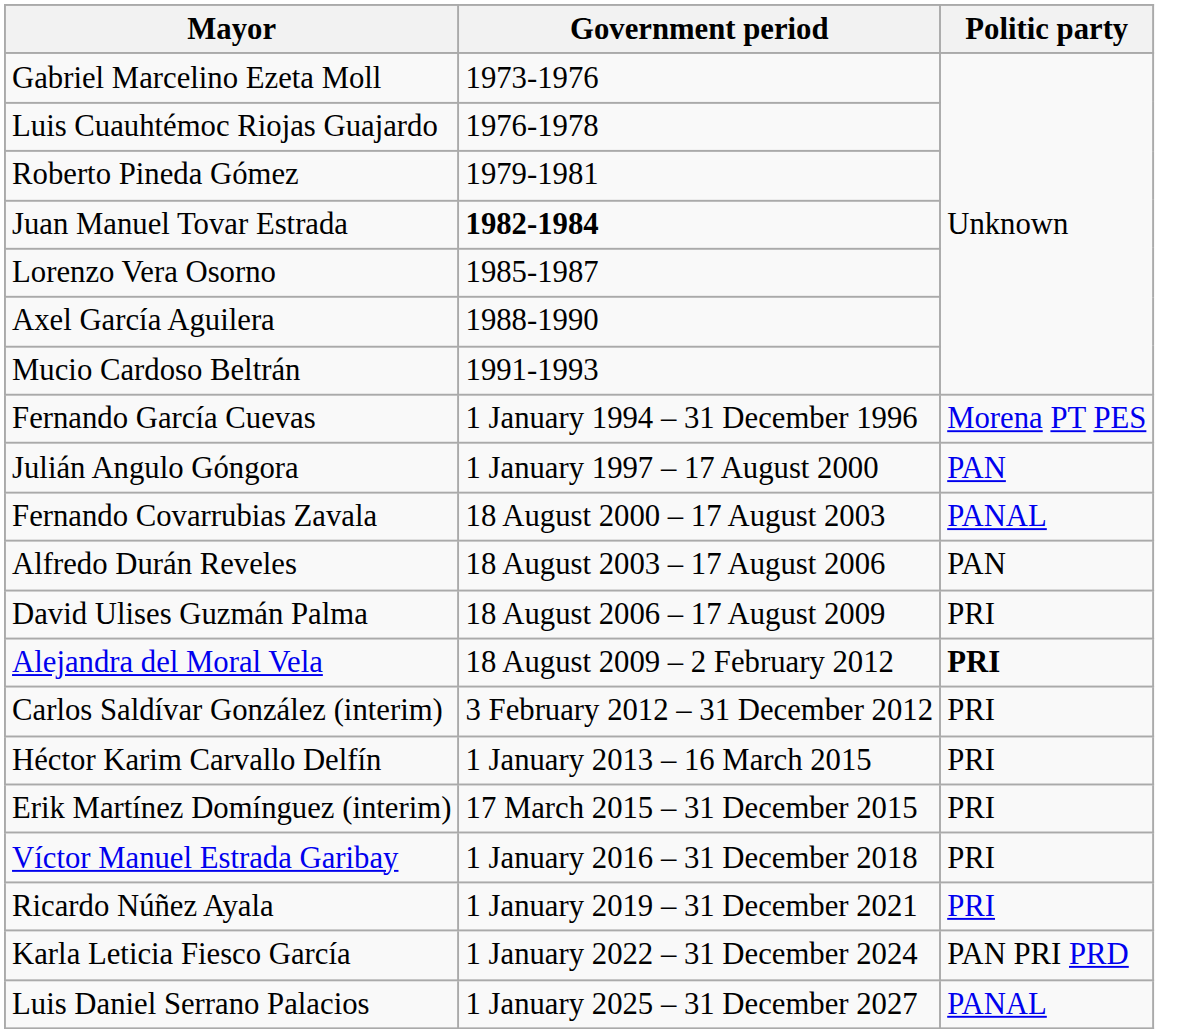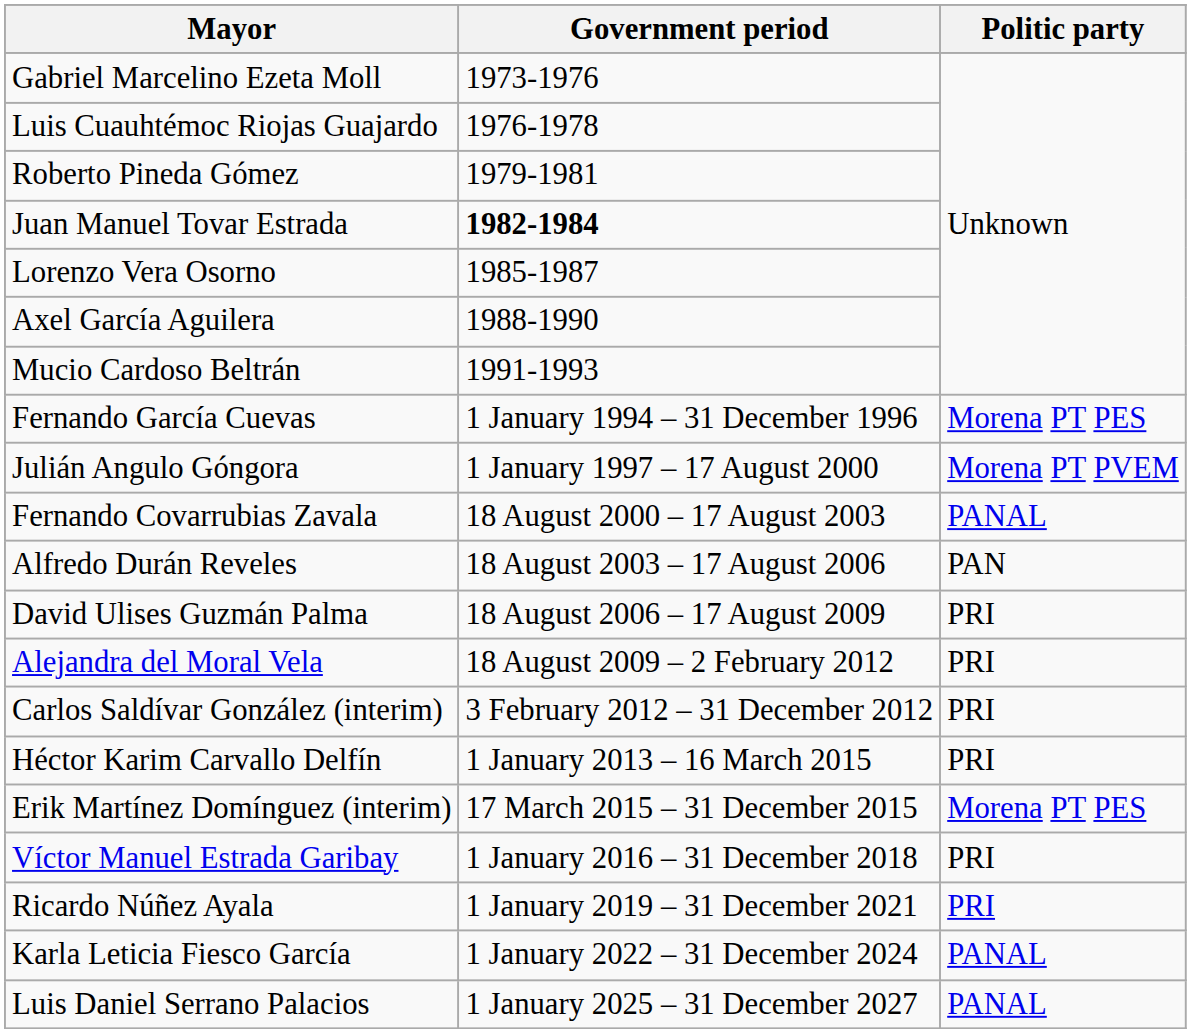(977, 467) PAN -> (1063, 467) Morena PT PVEM
(974, 662) bold -> (971, 662) normal
(971, 808) PRI -> (1047, 808) Morena PT PES
(1038, 954) PAN PRI PRD -> (997, 954) PANAL
